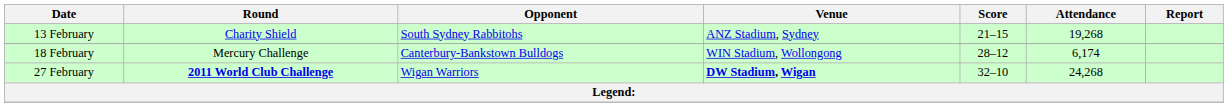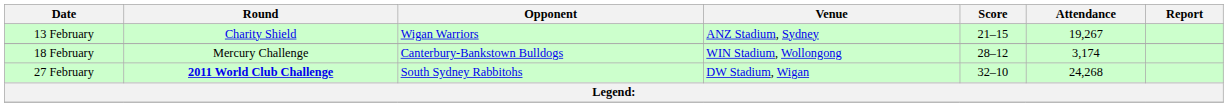(462, 33) South Sydney Rabbitohs -> (440, 33) Wigan Warriors
(1086, 33) 19,268 -> (1086, 33) 19,267
(1086, 53) 6,174 -> (1086, 53) 3,174
(440, 72) Wigan Warriors -> (462, 72) South Sydney Rabbitohs
(761, 72) bold -> (758, 72) normal
